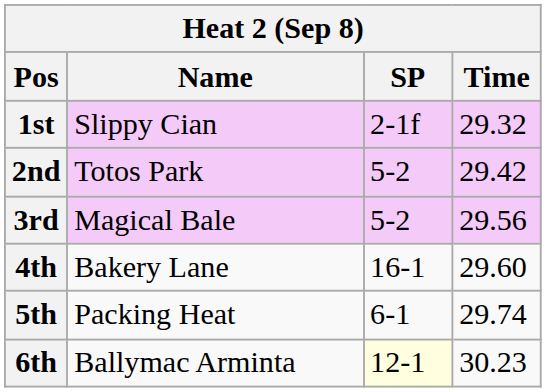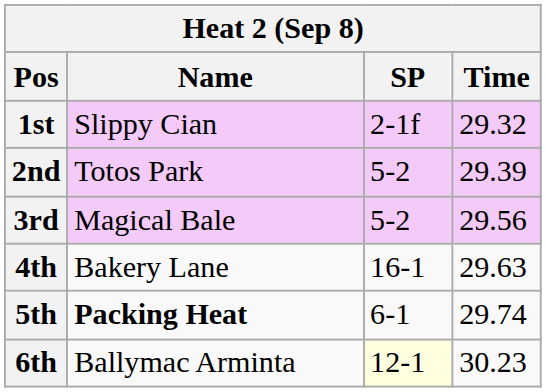(493, 171) 29.42 -> (493, 171) 29.39
(493, 266) 29.60 -> (493, 266) 29.63
(155, 314) normal -> (161, 314) bold
